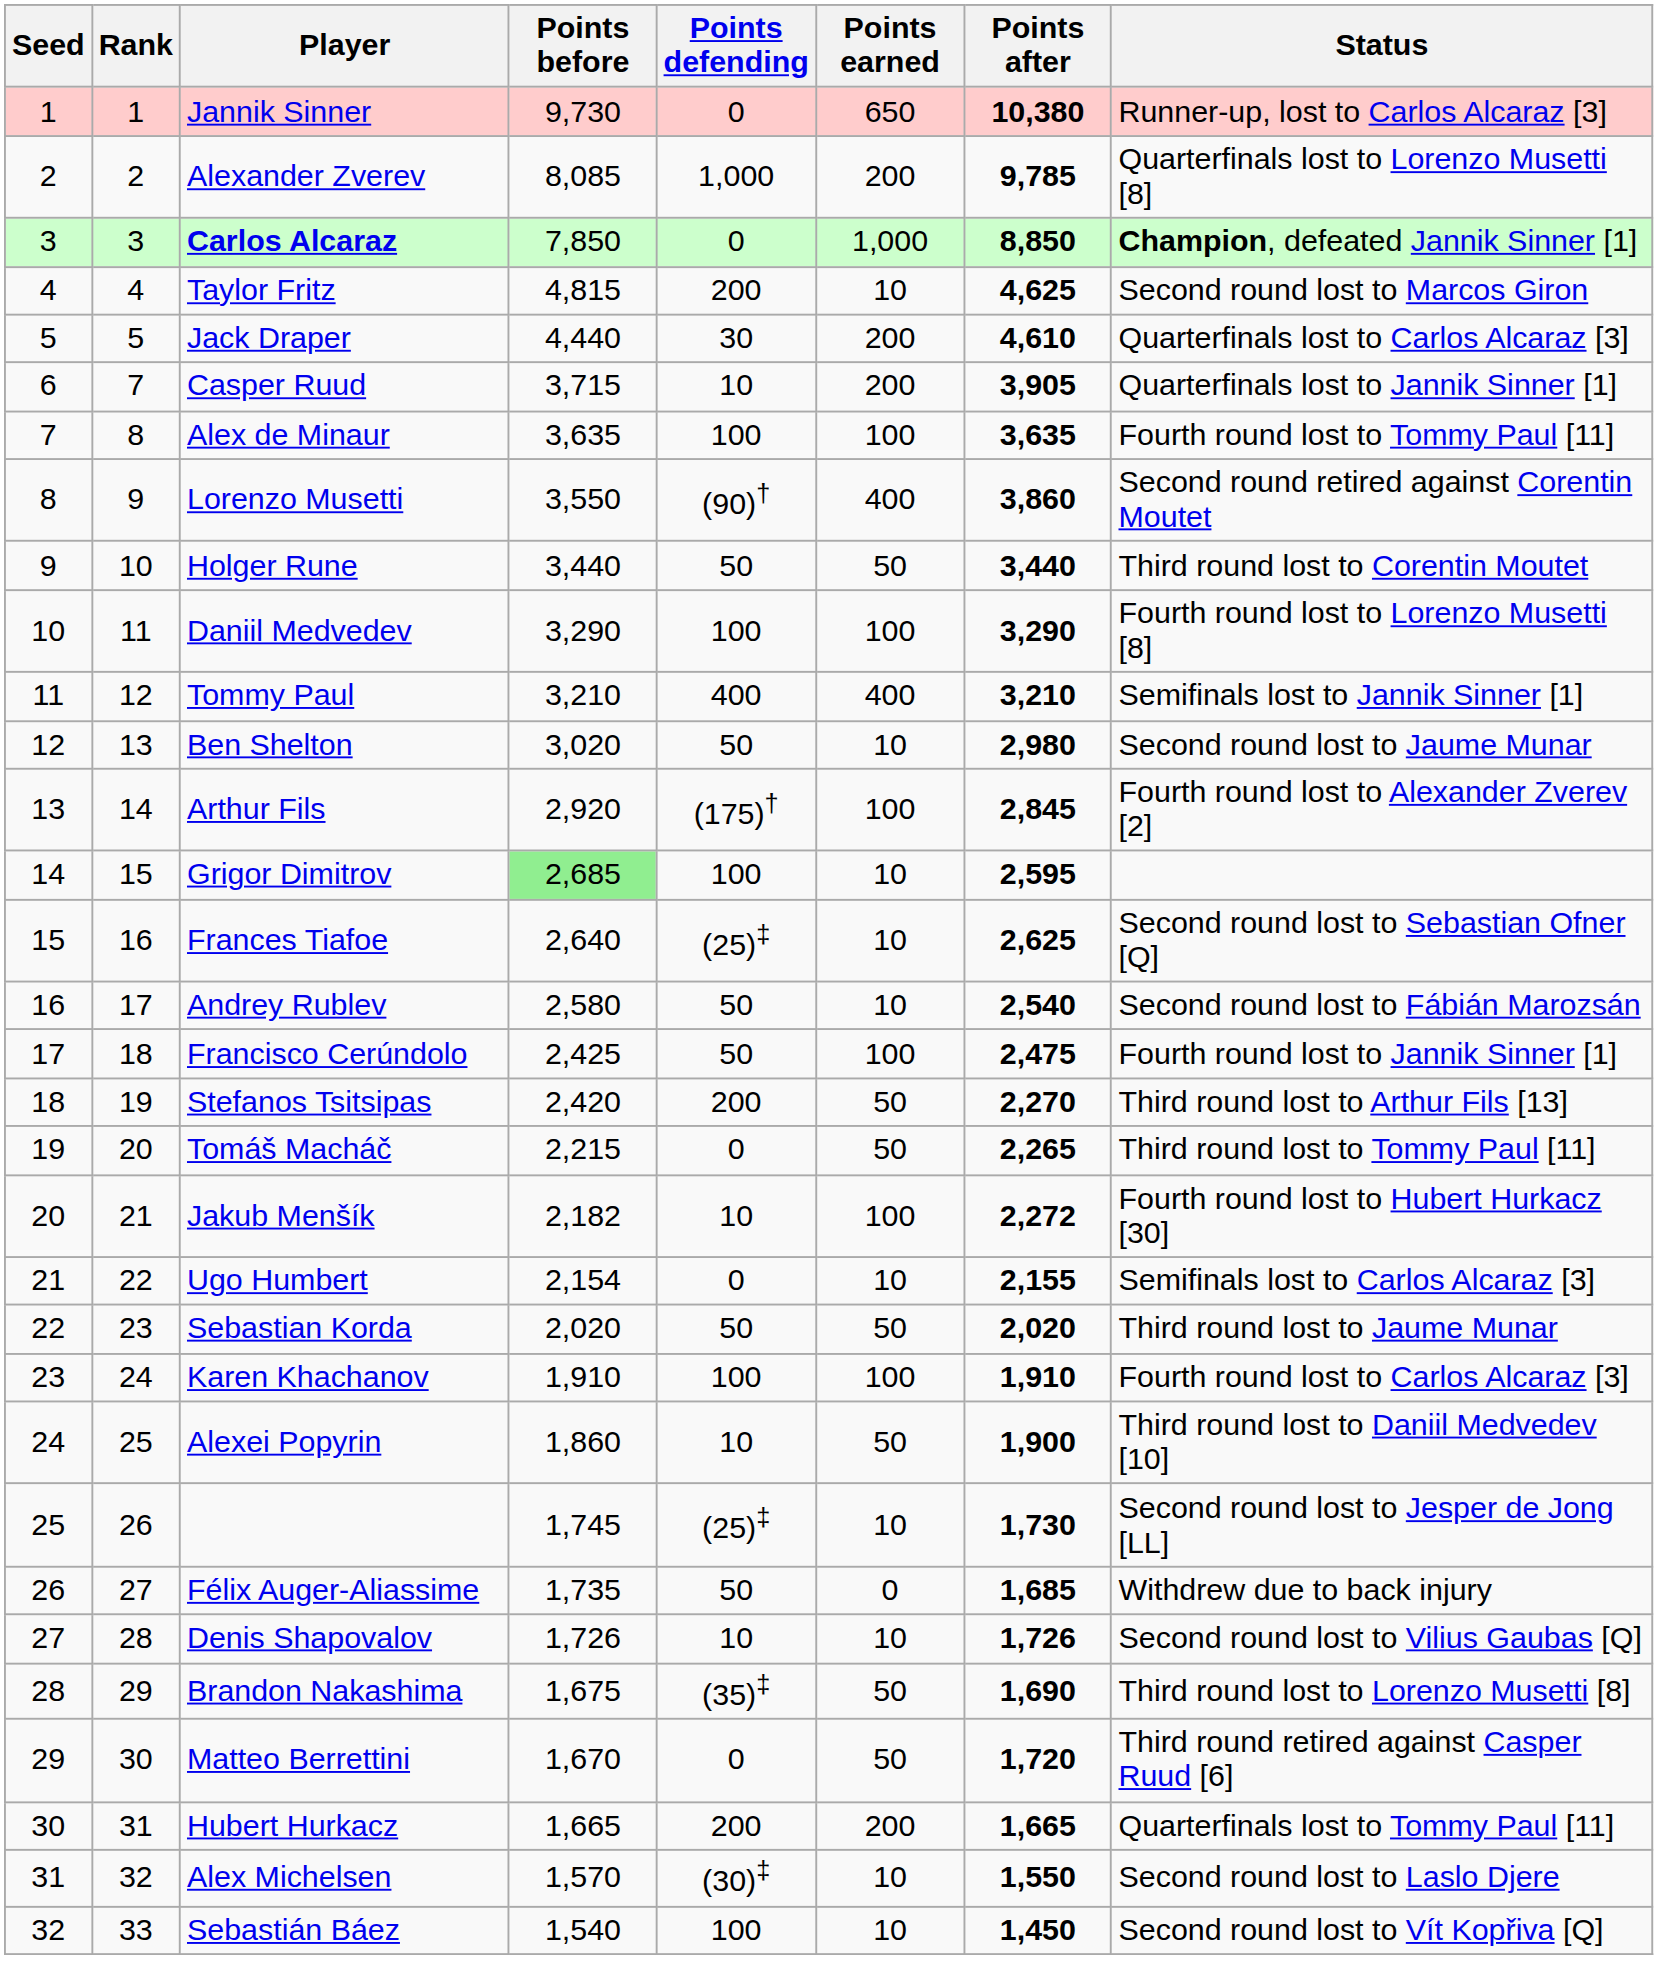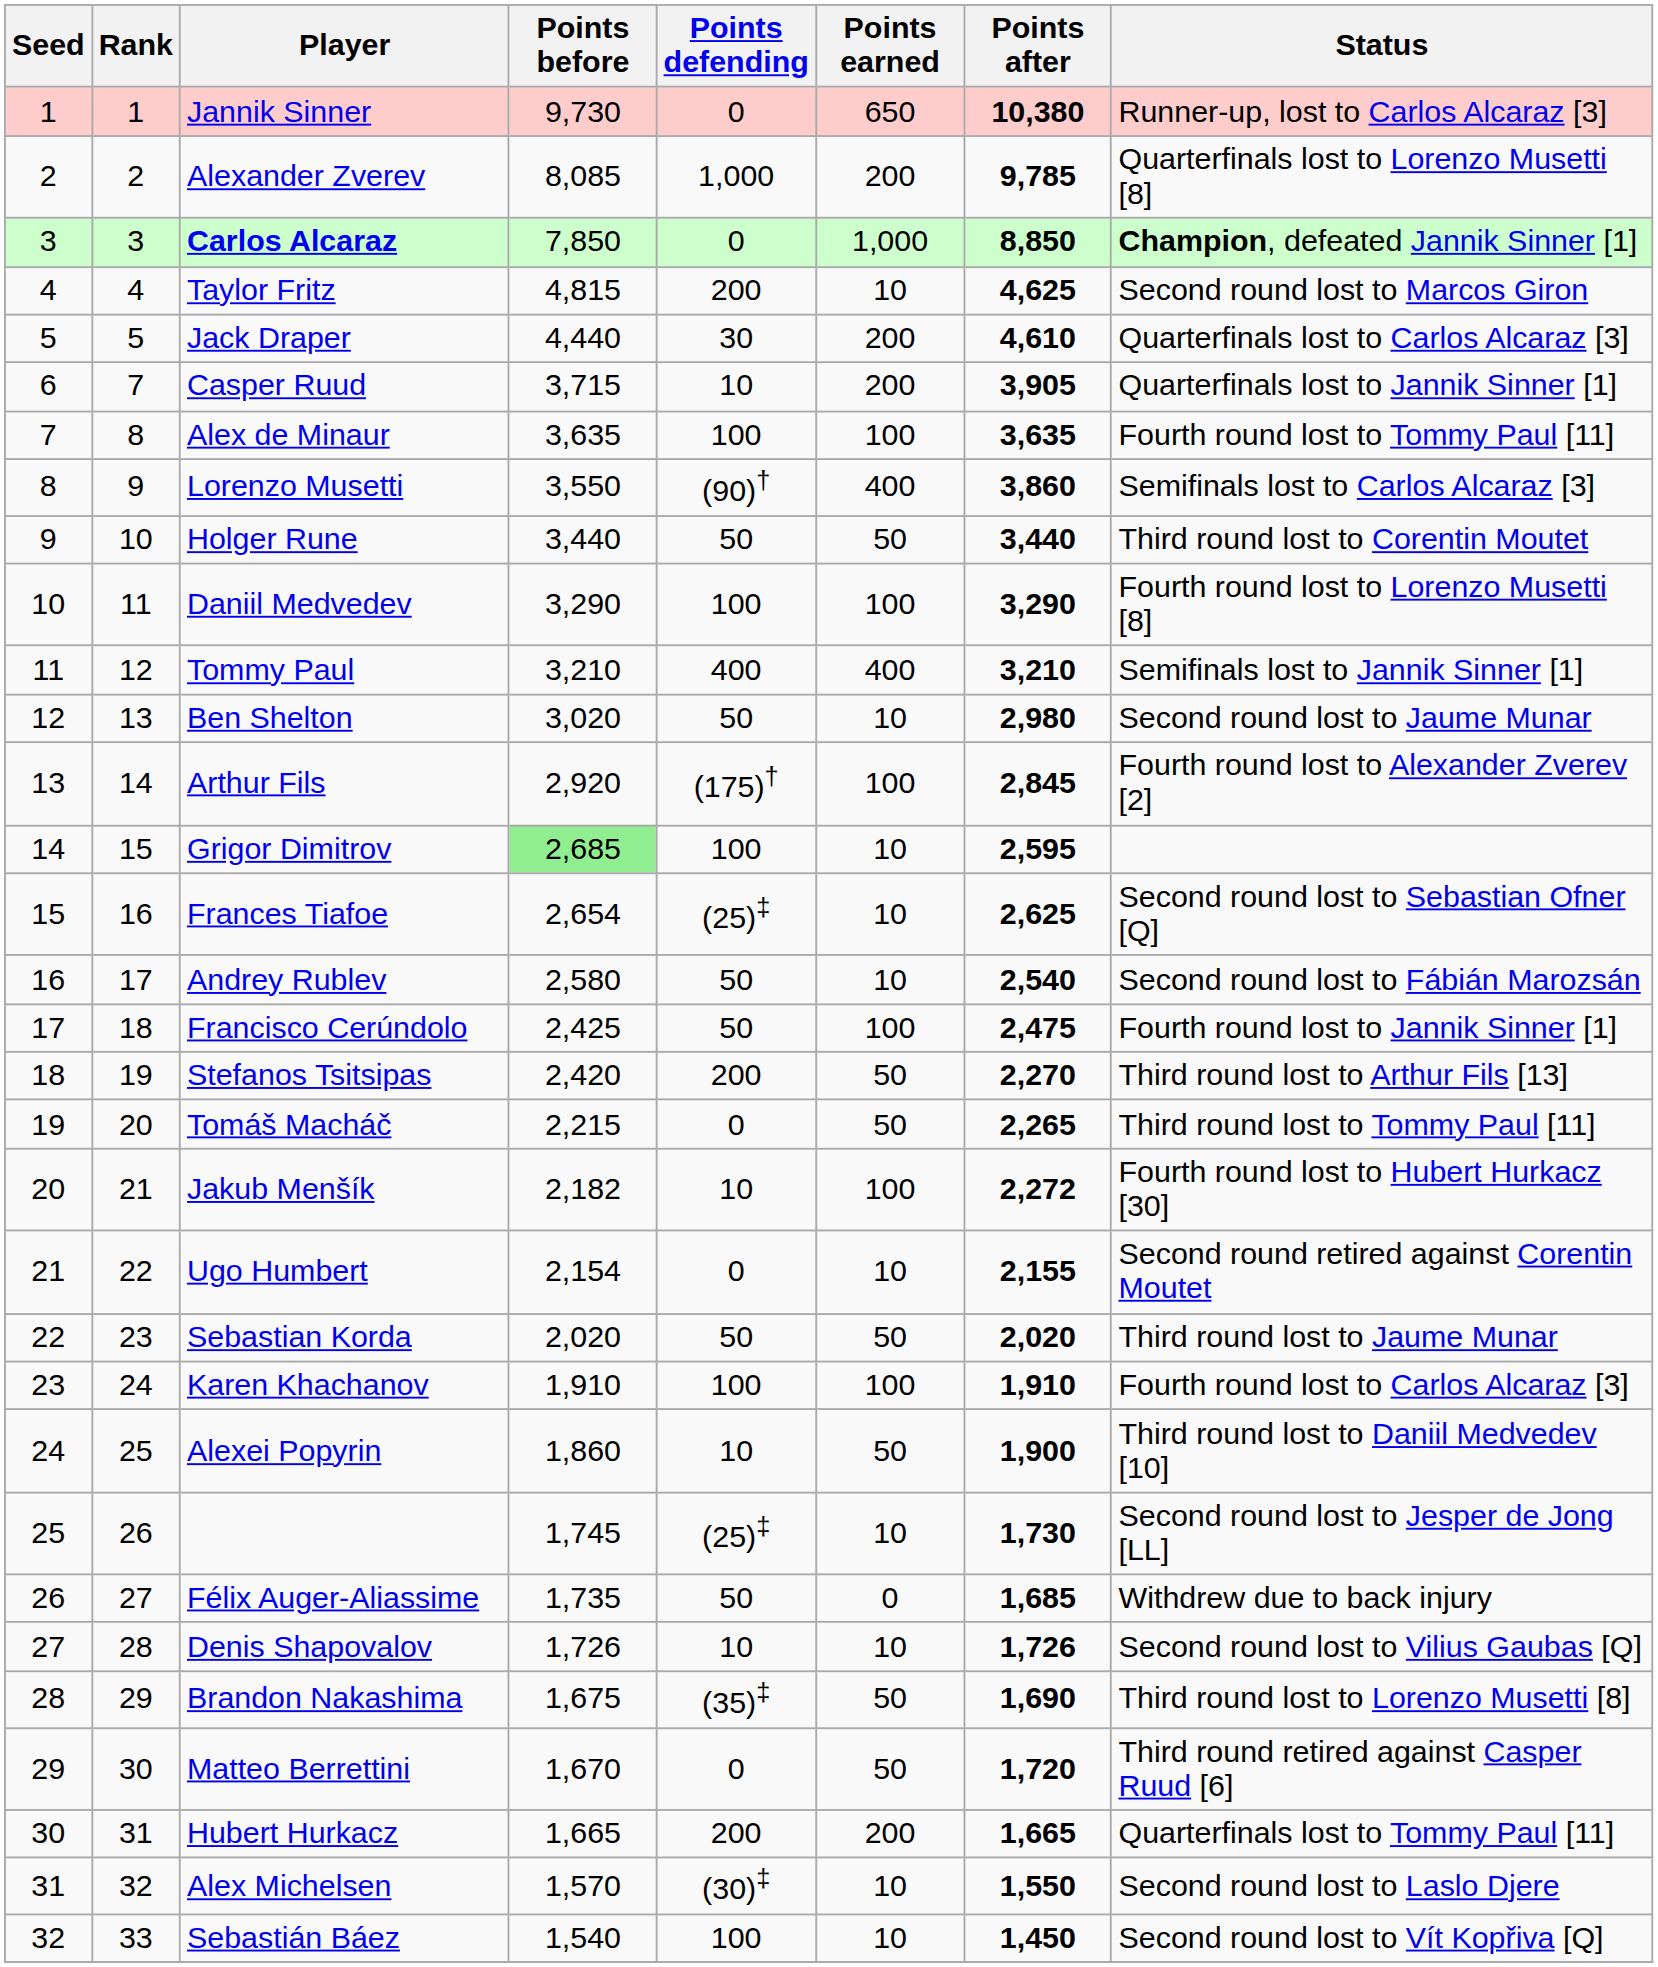(1375, 499) Second round retired against Corentin Moutet -> (1357, 486) Semifinals lost to Carlos Alcaraz [3]
(583, 939) 2,640 -> (583, 913) 2,654
(1357, 1280) Semifinals lost to Carlos Alcaraz [3] -> (1375, 1271) Second round retired against Corentin Moutet
